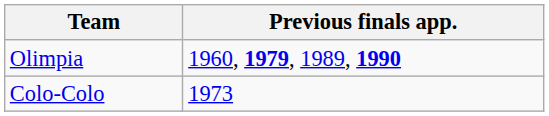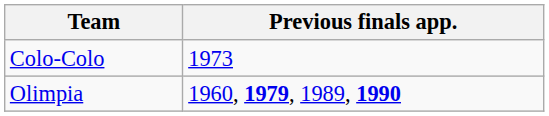rows swapped: (47, 57) <-> (57, 93)
